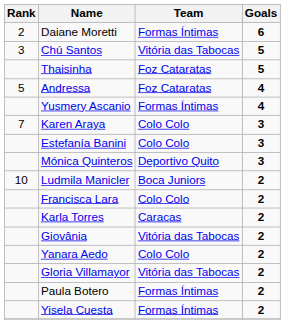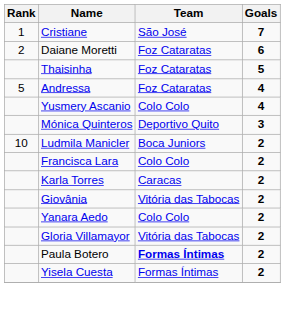+ row: (64, 32)
(178, 32) Formas Íntimas -> (175, 50) Foz Cataratas
- row: (72, 50)
(178, 106) Formas Íntimas -> (164, 106) Colo Colo
- row: (73, 124)
- row: (84, 143)
(178, 291) normal -> (181, 254) bold
